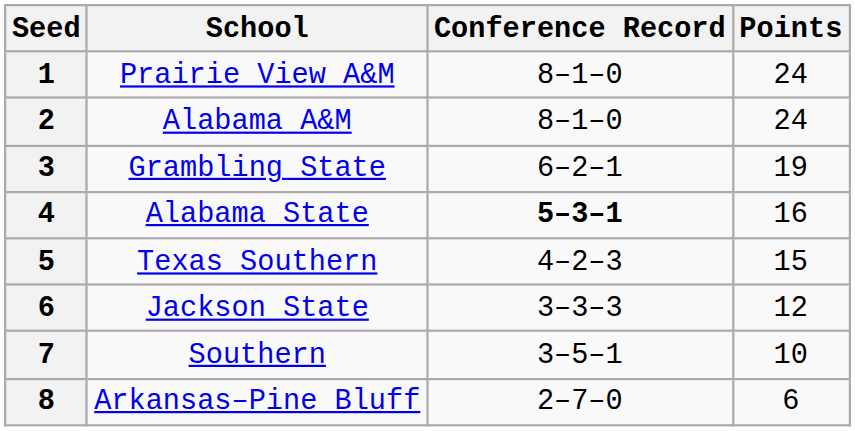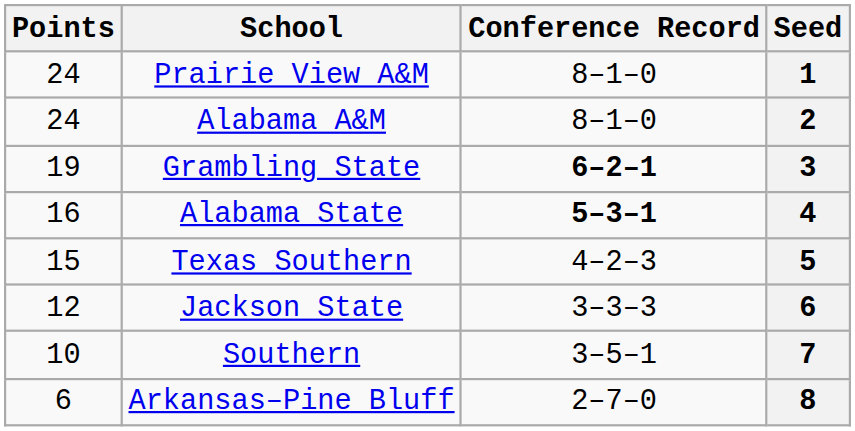columns swapped: (46, 28) <-> (791, 28)
(580, 168) normal -> (614, 168) bold
